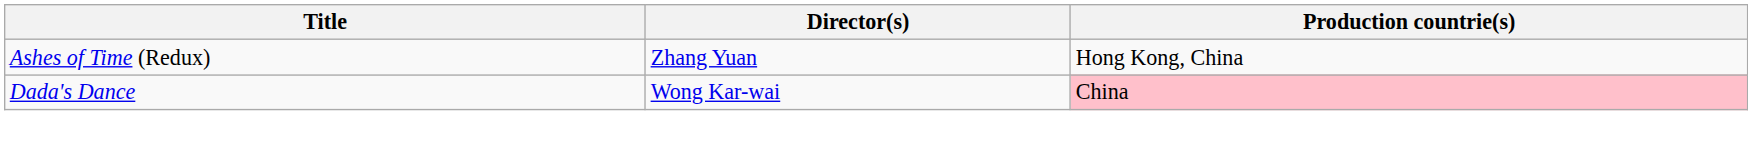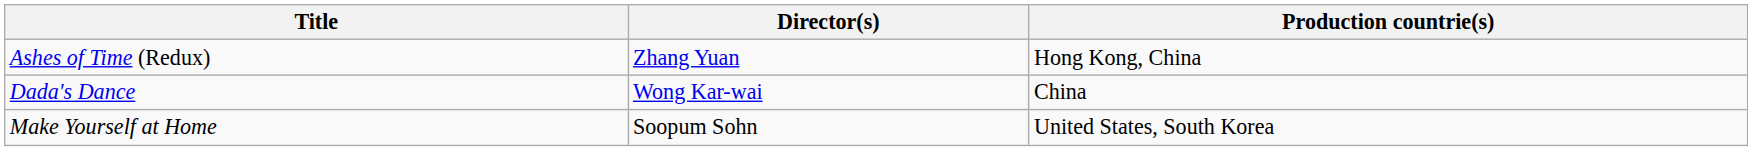(1102, 92) pink background -> (1060, 92) no background
+ row: (113, 127)
